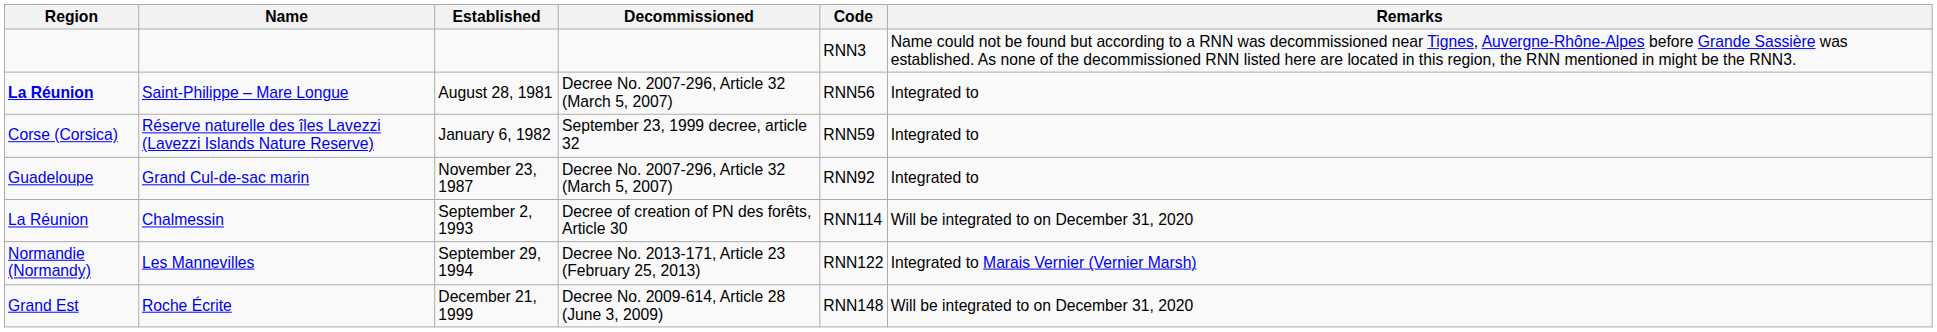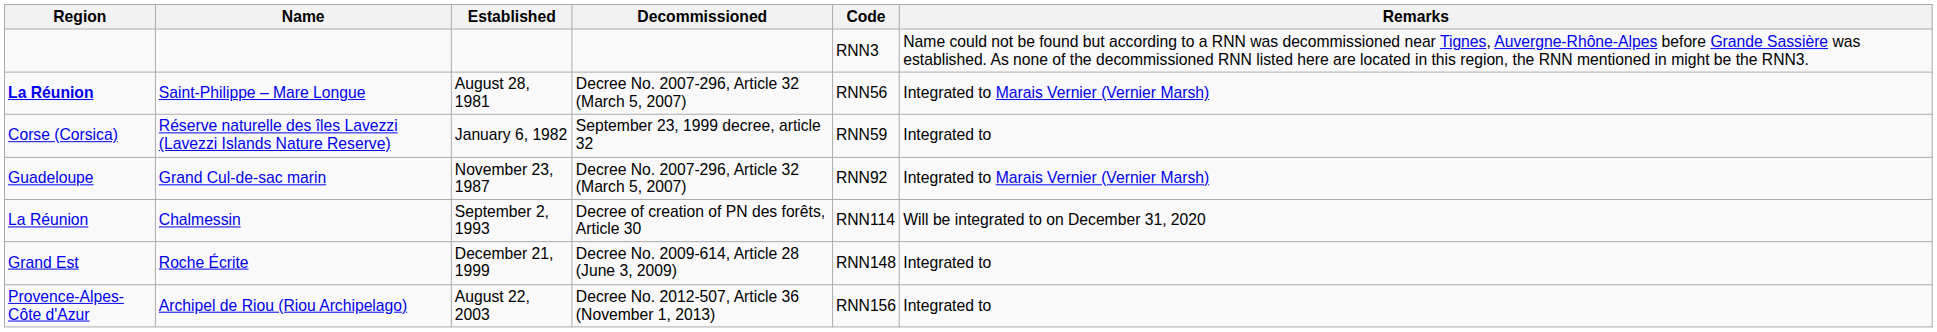(935, 93) Integrated to -> (1056, 93) Integrated to Marais Vernier (Vernier Marsh)
(935, 178) Integrated to -> (1056, 178) Integrated to Marais Vernier (Vernier Marsh)
- row: (198, 263)
(1042, 305) Will be integrated to on December 31, 2020 -> (947, 263) Integrated to
+ row: (283, 305)
